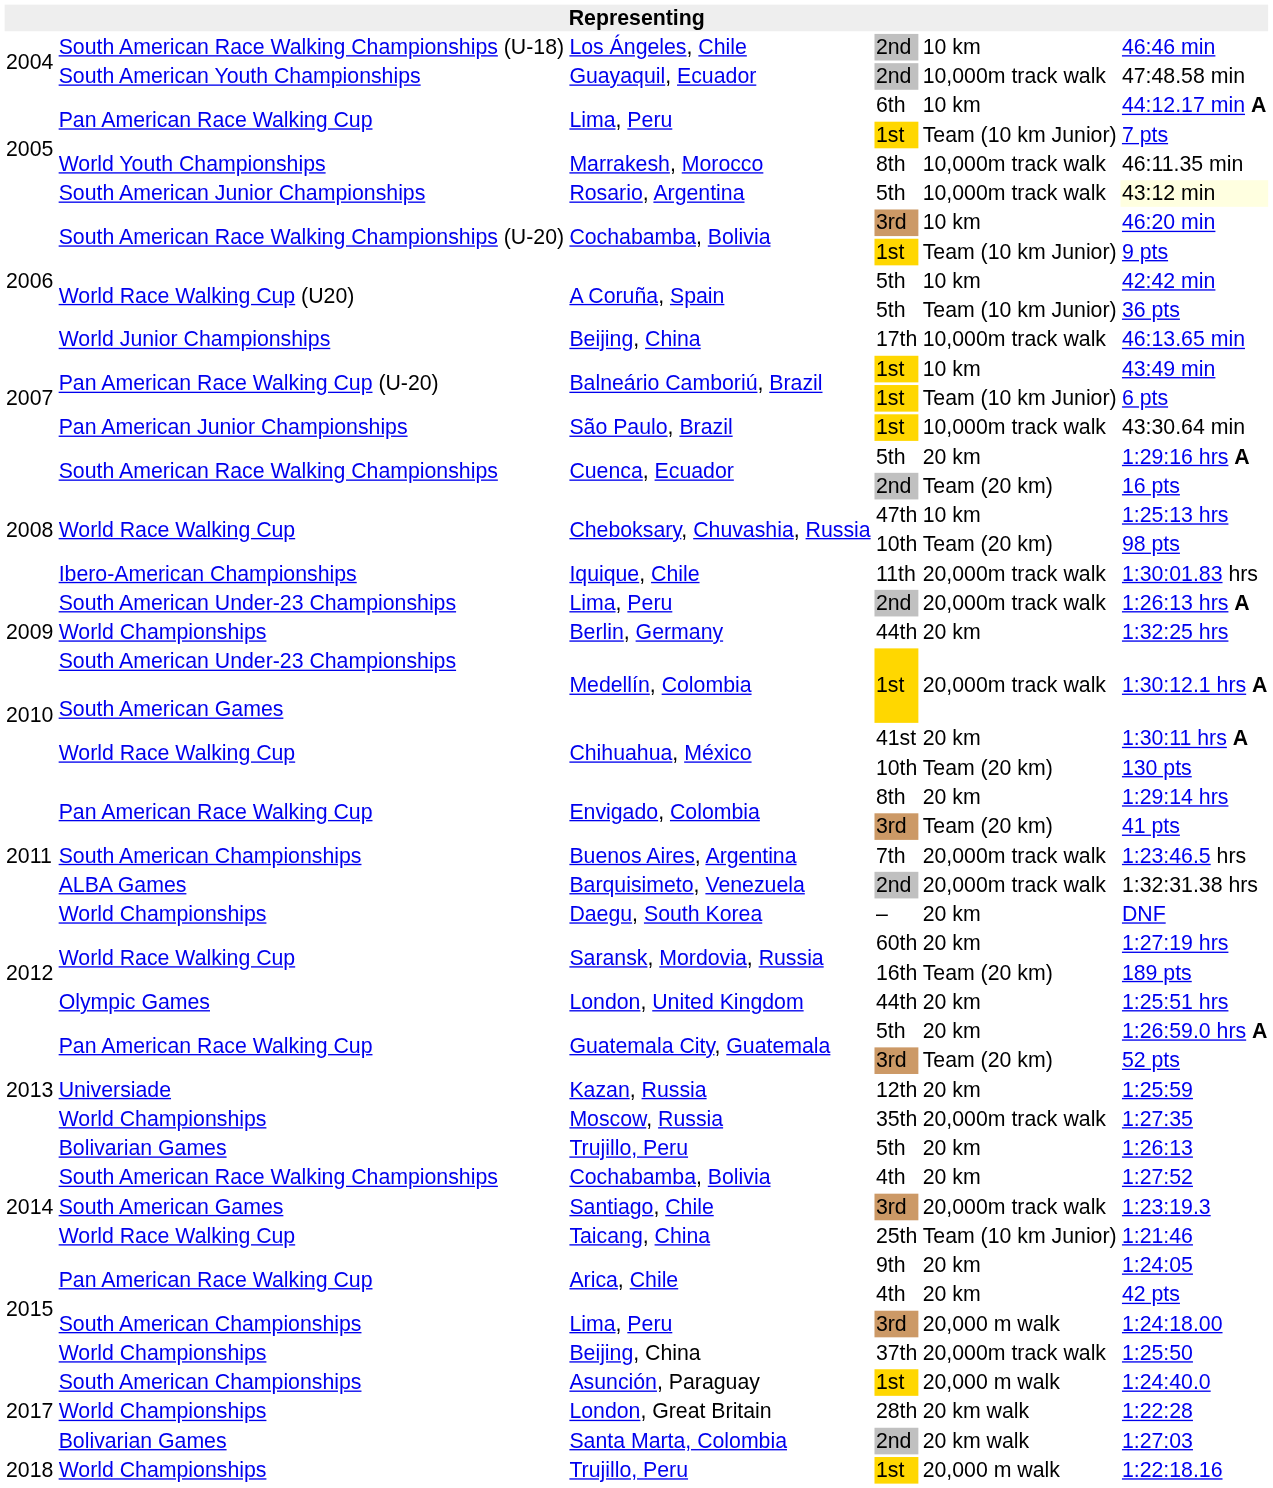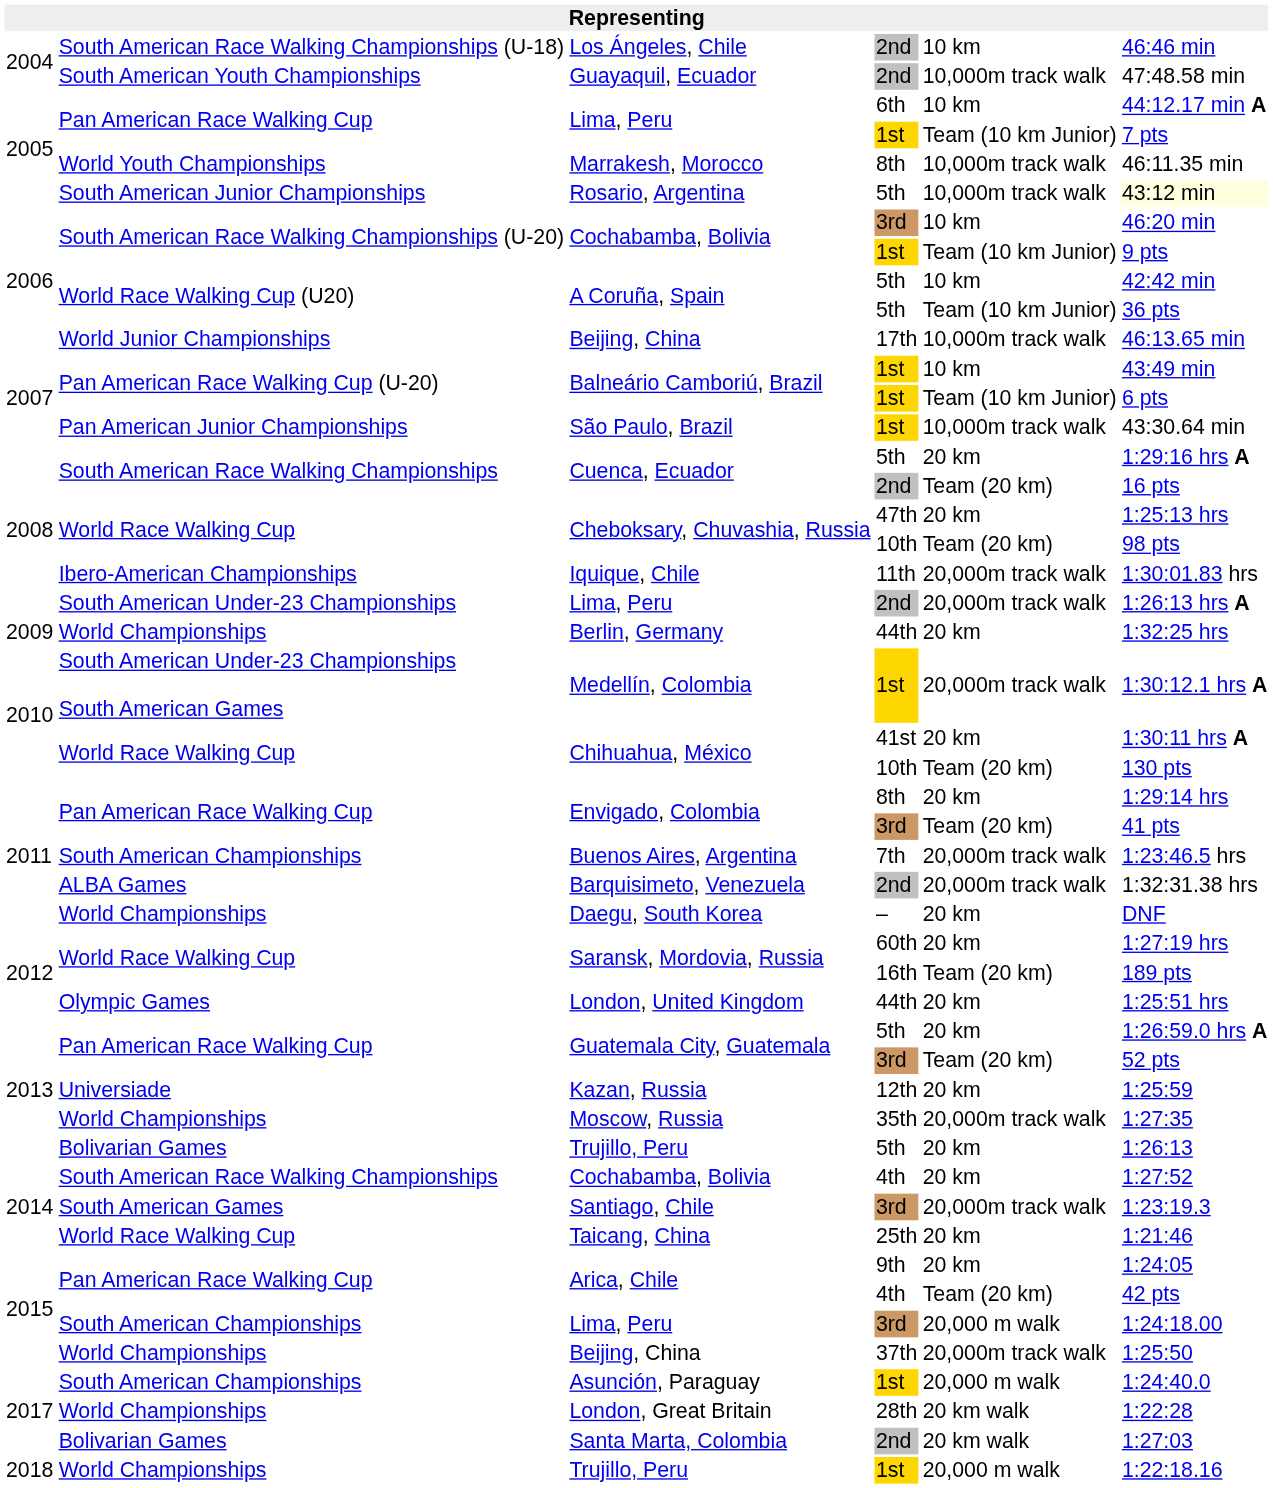(952, 515) 10 km -> (952, 515) 20 km
(1020, 1236) Team (10 km Junior) -> (952, 1236) 20 km
(952, 1294) 20 km -> (988, 1294) Team (20 km)
